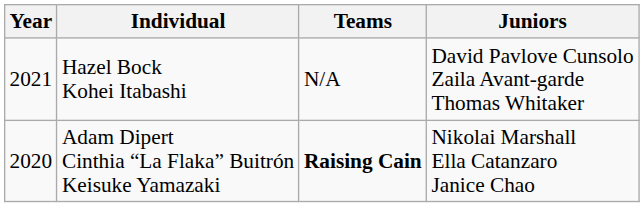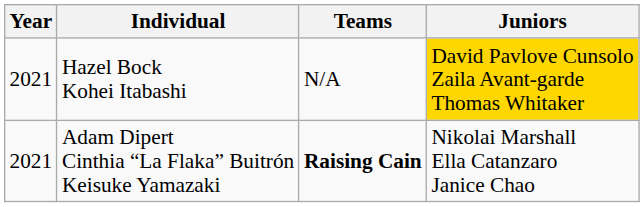(533, 79) no background -> (533, 79) gold background
(31, 160) 2020 -> (31, 160) 2021
